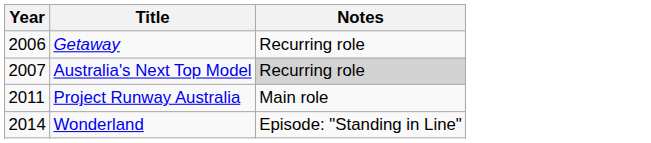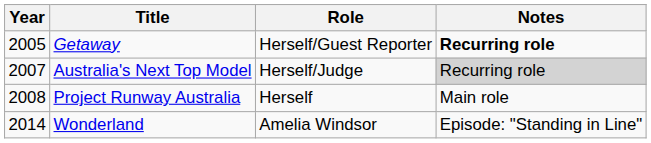+ column: (346, 17)
(27, 44) 2006 -> (27, 44) 2005
(312, 44) normal -> (497, 44) bold
(26, 97) 2011 -> (27, 97) 2008
